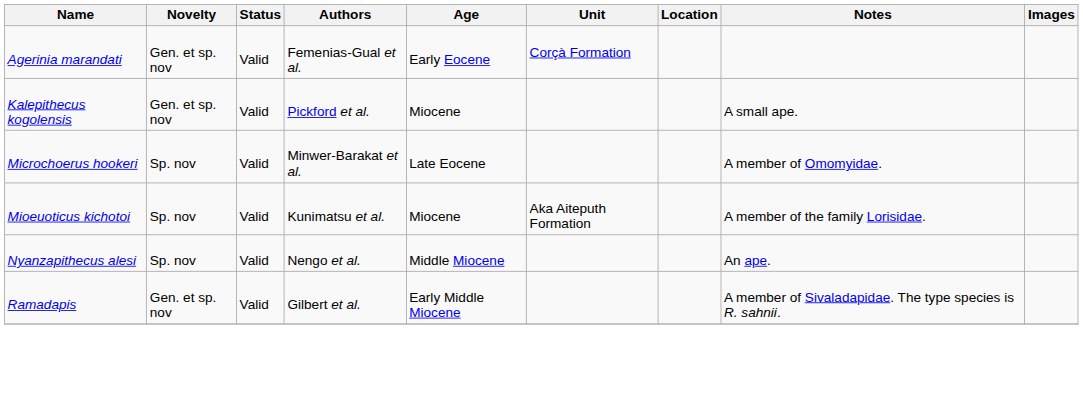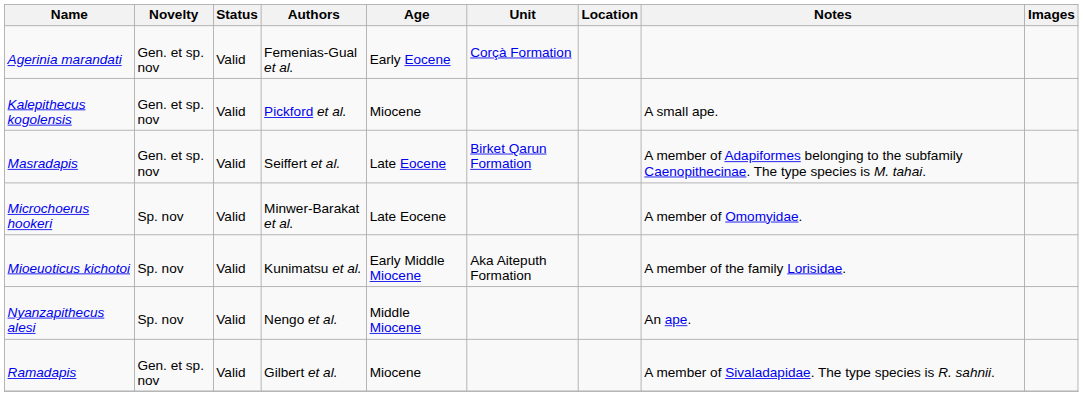+ row: (43, 164)
(435, 216) Miocene -> (407, 268) Early Middle Miocene
(447, 305) Early Middle Miocene -> (395, 372) Miocene
